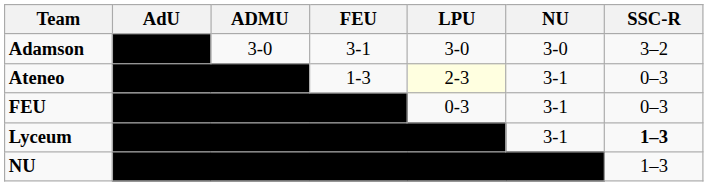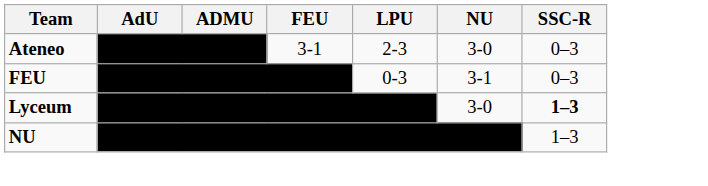- row: (47, 48)
(358, 78) 1-3 -> (310, 48) 3-1
(457, 78) lightyellow background -> (395, 48) no background
(555, 78) 3-1 -> (480, 48) 3-0
(555, 136) 3-1 -> (480, 107) 3-0
